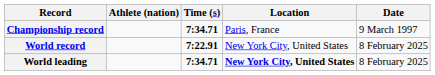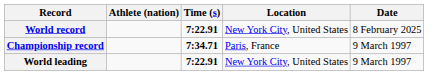rows swapped: (55, 45) <-> (55, 29)
(202, 62) 7:34.71 -> (202, 62) 7:22.91
(290, 62) bold -> (286, 62) normal
(393, 62) 8 February 2025 -> (382, 62) 9 March 1997
